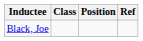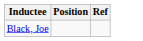- column: (65, 12)
